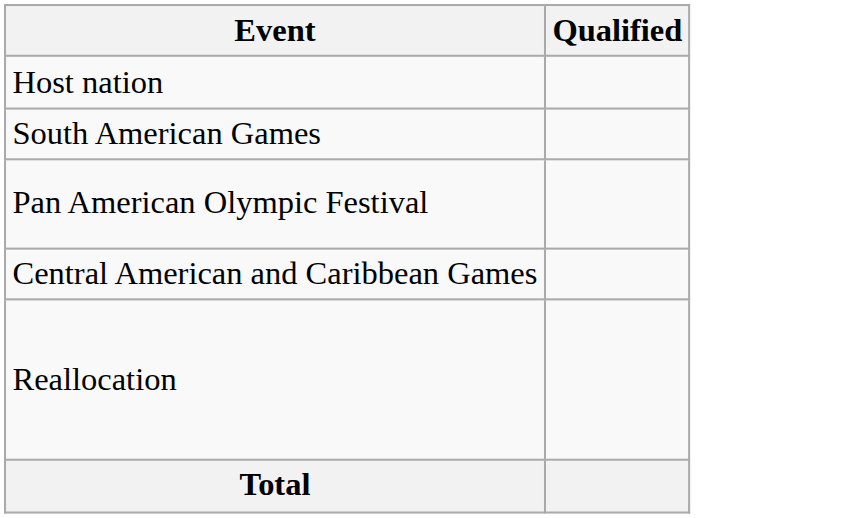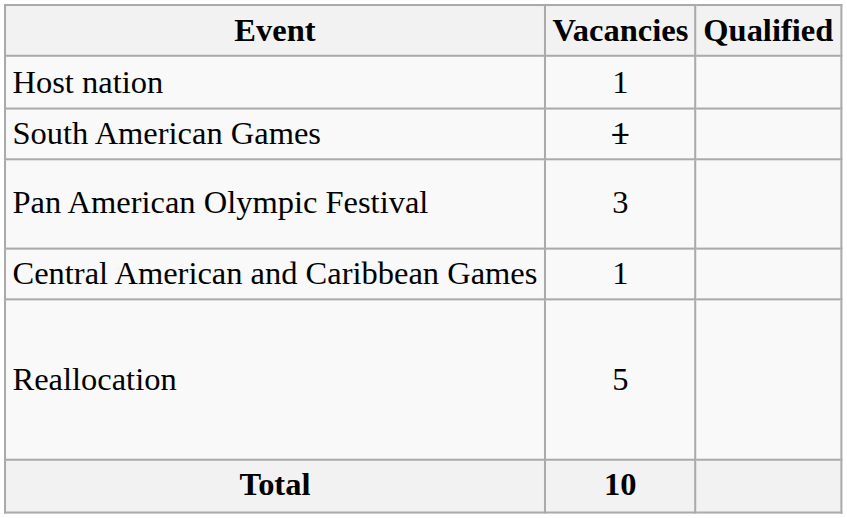+ column: (620, 30)
